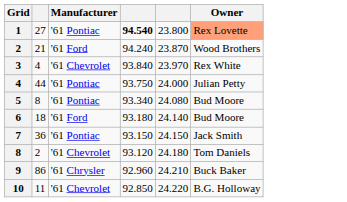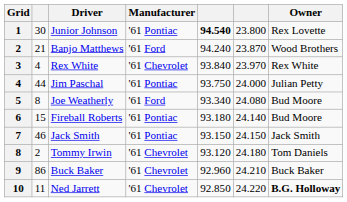+ column: (87, 13)
(40, 30) 27 -> (40, 30) 30
(221, 30) lightsalmon background -> (298, 30) no background
(75, 100) '61 Pontiac -> (147, 100) '61 Ford
(40, 118) 18 -> (40, 118) 15
(69, 118) '61 Ford -> (153, 118) '61 Pontiac
(40, 135) 36 -> (40, 135) 46
(78, 170) '61 Chrysler -> (158, 170) '61 Chevrolet
(227, 188) normal -> (306, 188) bold
